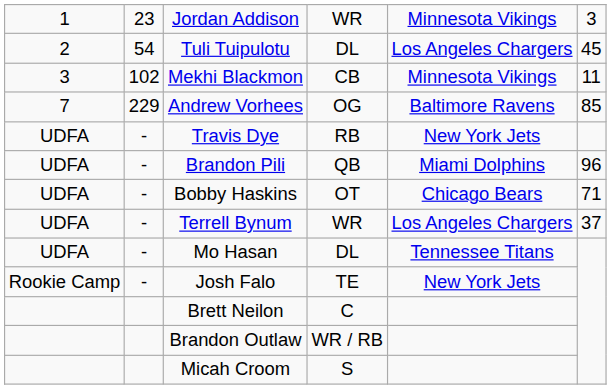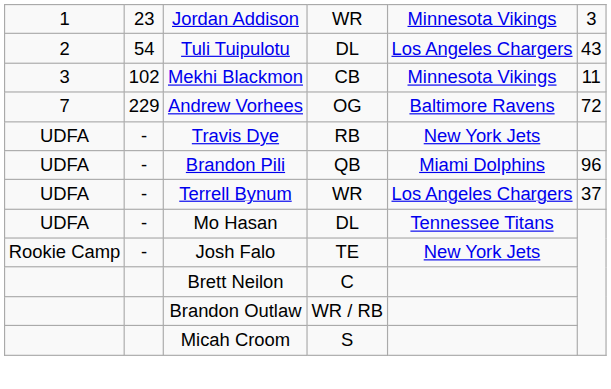(591, 48) 45 -> (591, 48) 43
(591, 106) 85 -> (591, 106) 72
- row: (235, 194)
